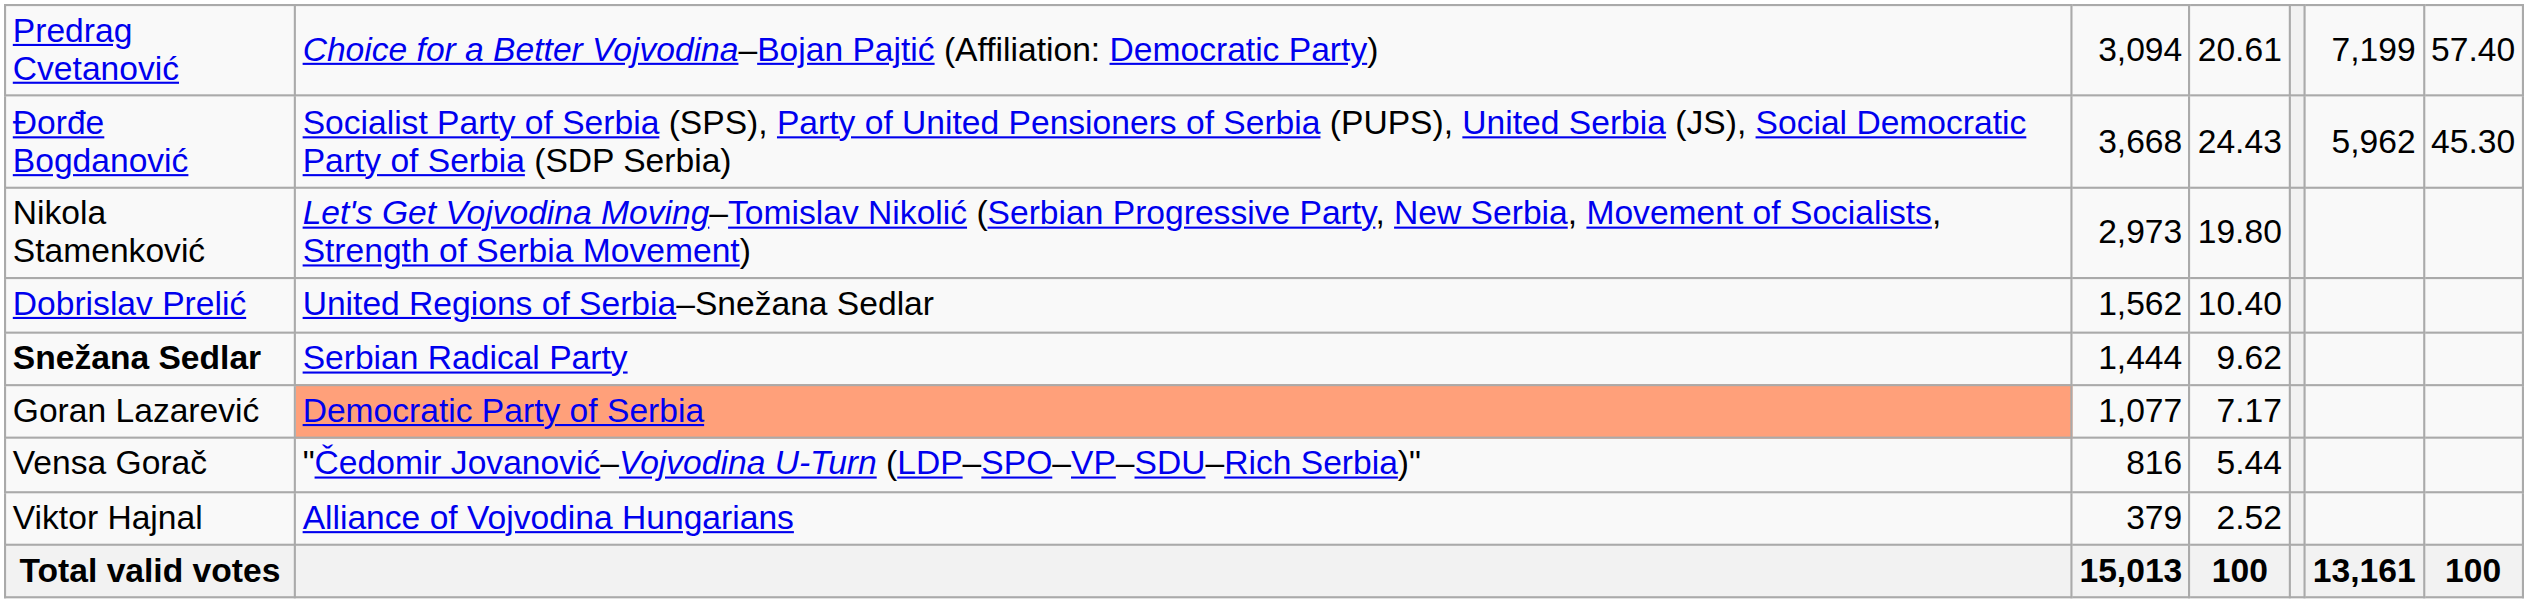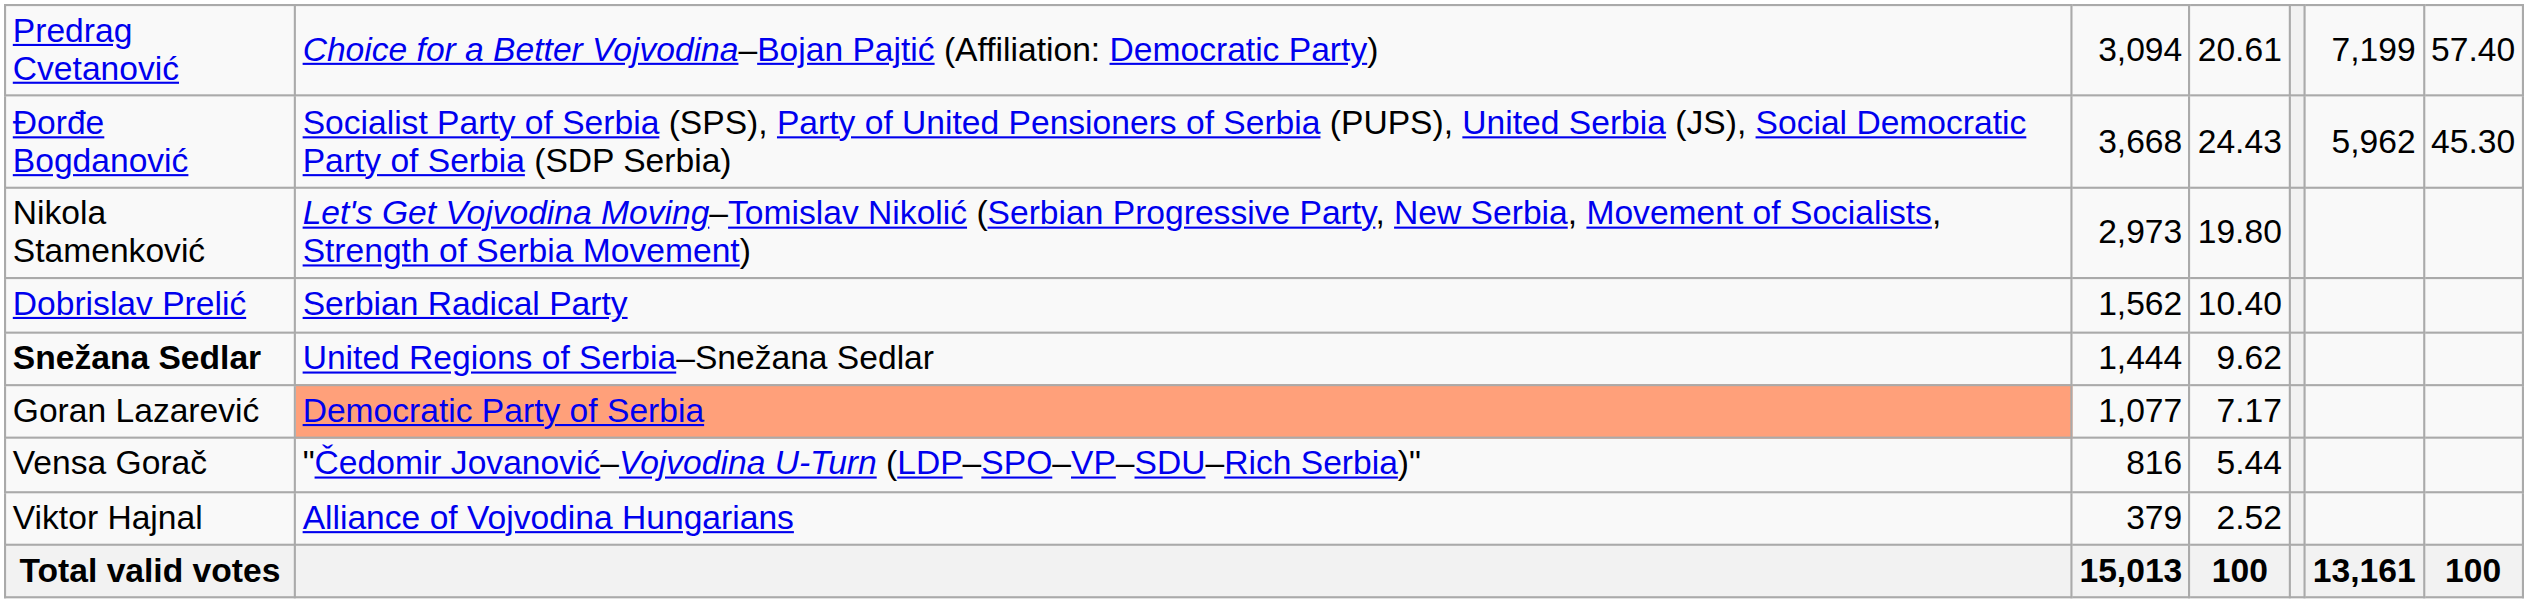(618, 304) United Regions of Serbia–Snežana Sedlar -> (465, 304) Serbian Radical Party
(465, 357) Serbian Radical Party -> (618, 357) United Regions of Serbia–Snežana Sedlar
